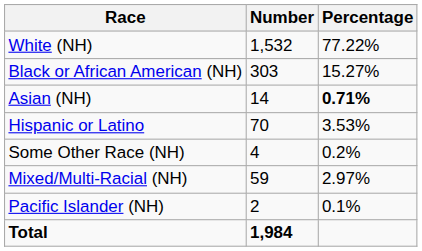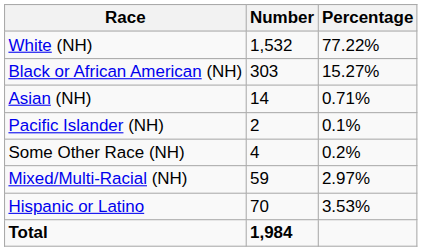(346, 98) bold -> (346, 98) normal
rows swapped: (86, 206) <-> (76, 125)
